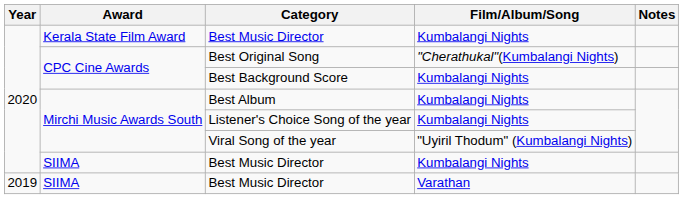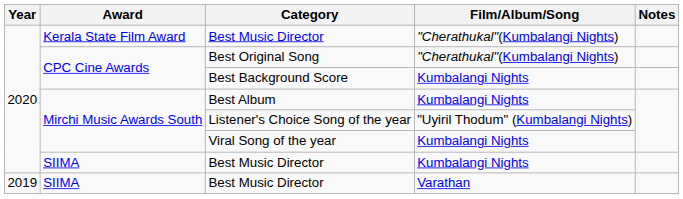(473, 36) Kumbalangi Nights -> (518, 36) "Cherathukal"(Kumbalangi Nights)
(473, 120) Kumbalangi Nights -> (525, 120) "Uyiril Thodum" (Kumbalangi Nights)
(525, 141) "Uyiril Thodum" (Kumbalangi Nights) -> (473, 141) Kumbalangi Nights
